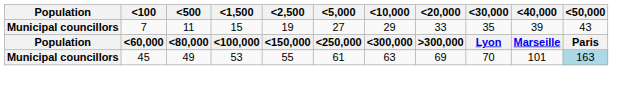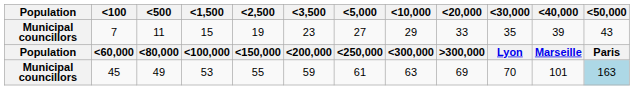+ column: (309, 12)
